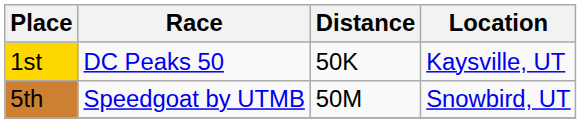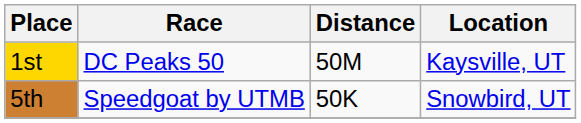(337, 61) 50K -> (339, 61) 50M
(339, 99) 50M -> (337, 99) 50K
